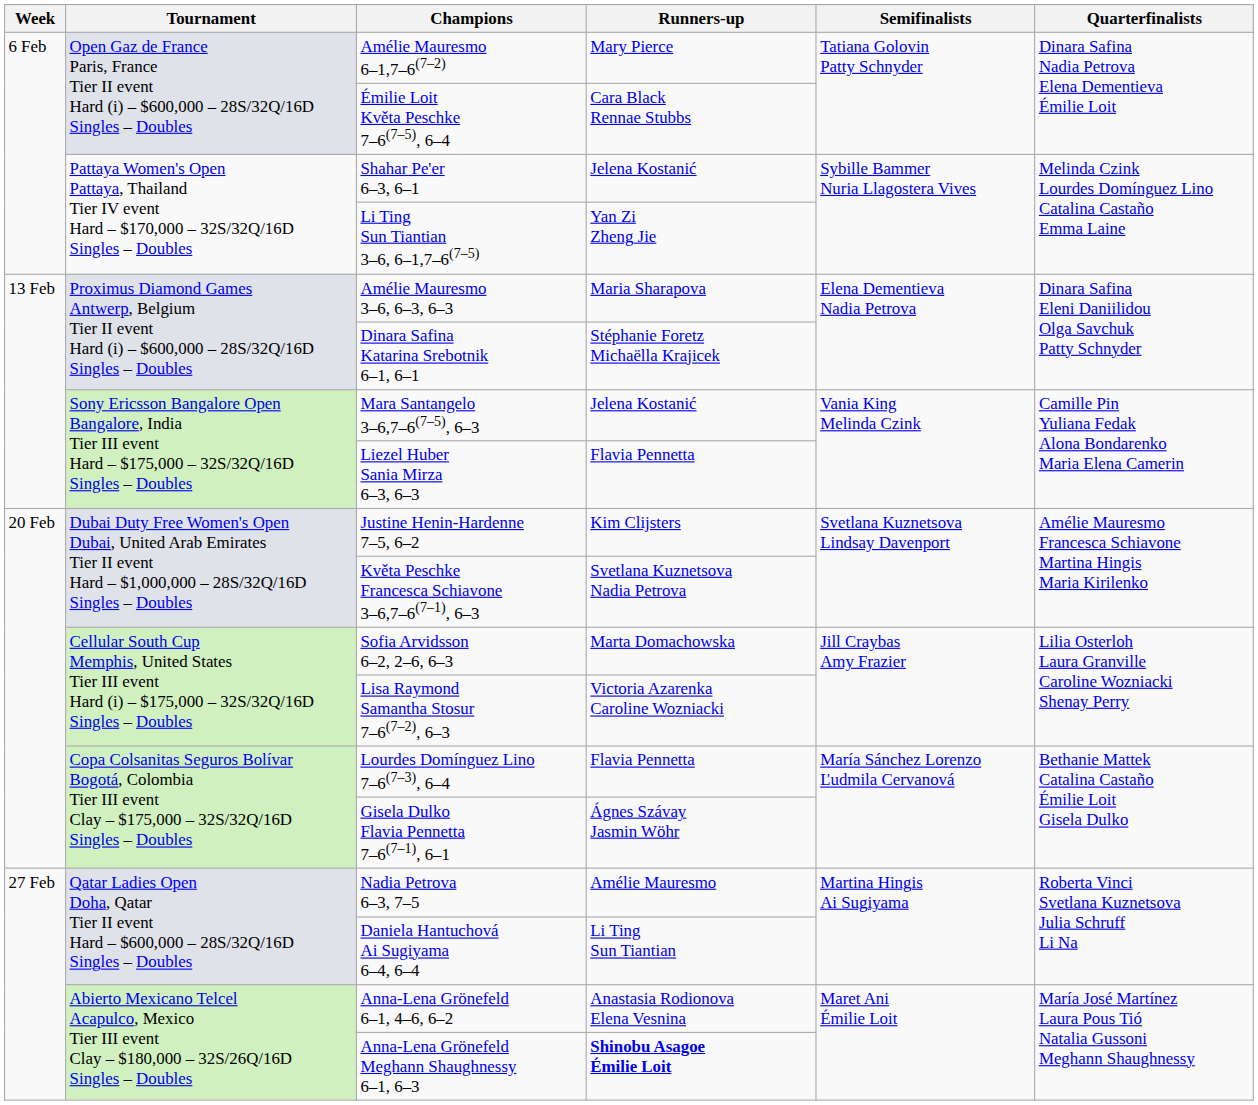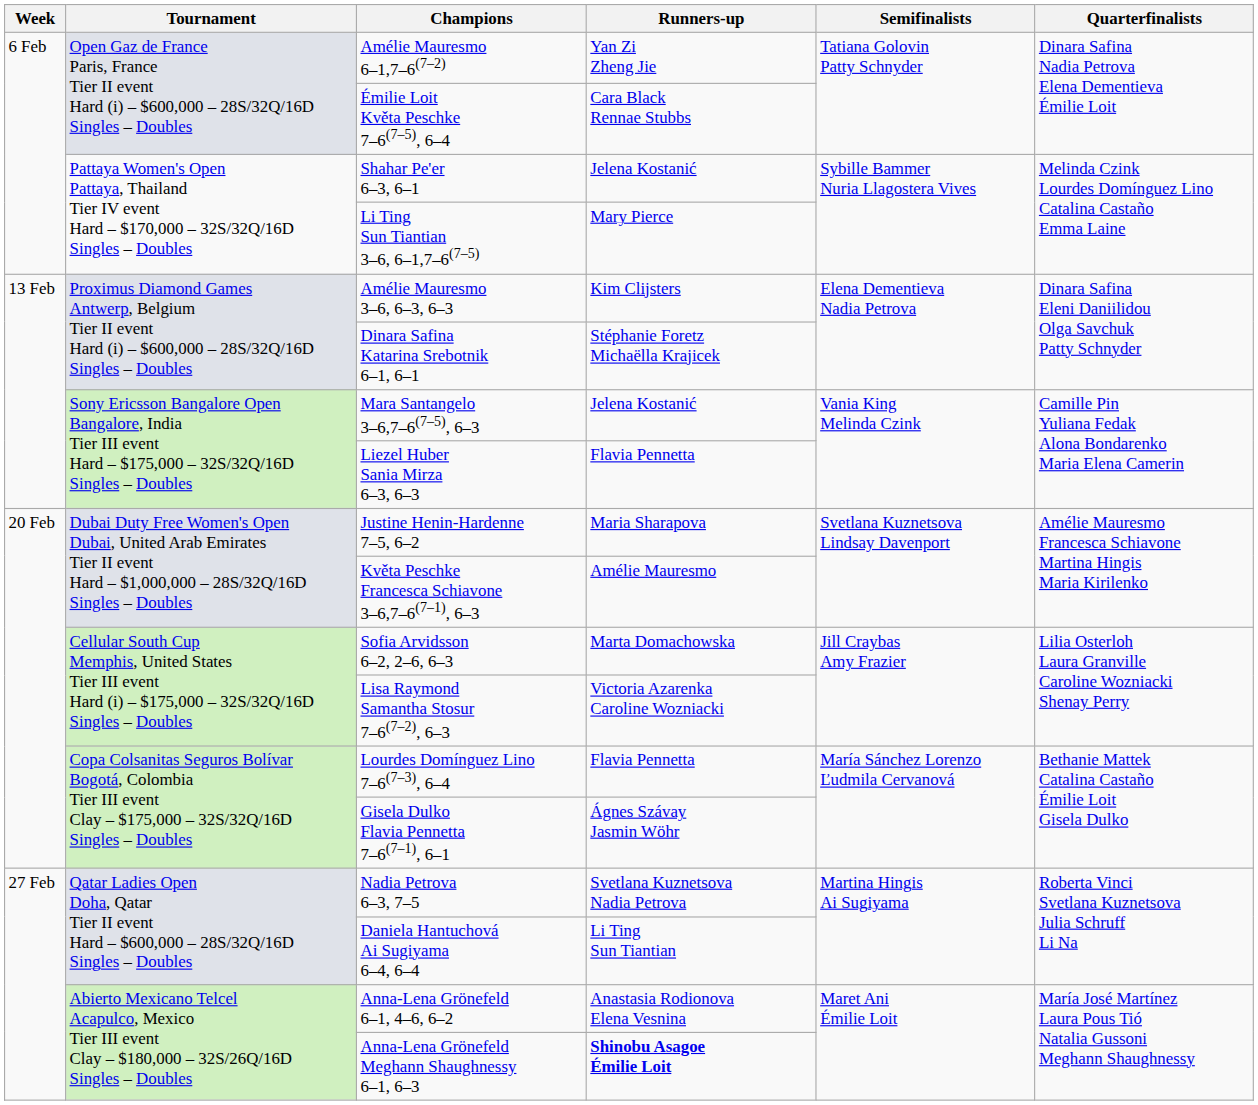(632, 46) Mary Pierce -> (623, 56) Yan Zi Zheng Jie
(623, 226) Yan Zi Zheng Jie -> (632, 216) Mary Pierce
(648, 287) Maria Sharapova -> (636, 287) Kim Clijsters
(636, 522) Kim Clijsters -> (648, 522) Maria Sharapova
(661, 580) Svetlana Kuznetsova Nadia Petrova -> (653, 570) Amélie Mauresmo
(653, 882) Amélie Mauresmo -> (661, 892) Svetlana Kuznetsova Nadia Petrova
